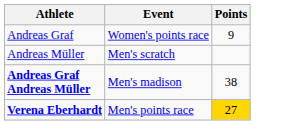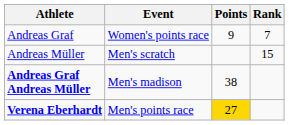+ column: (267, 14)
